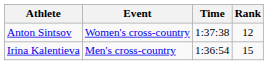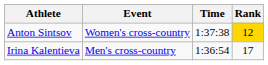(248, 32) no background -> (248, 32) gold background
(248, 51) 15 -> (248, 51) 17
